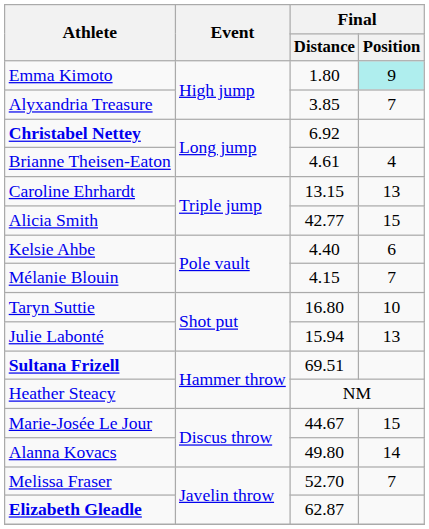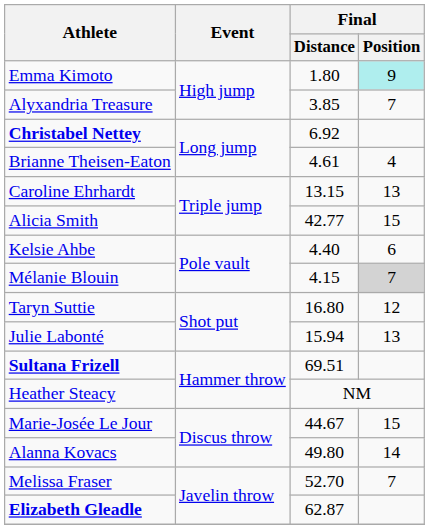(392, 278) no background -> (392, 278) lightgrey background
(392, 307) 10 -> (392, 307) 12
